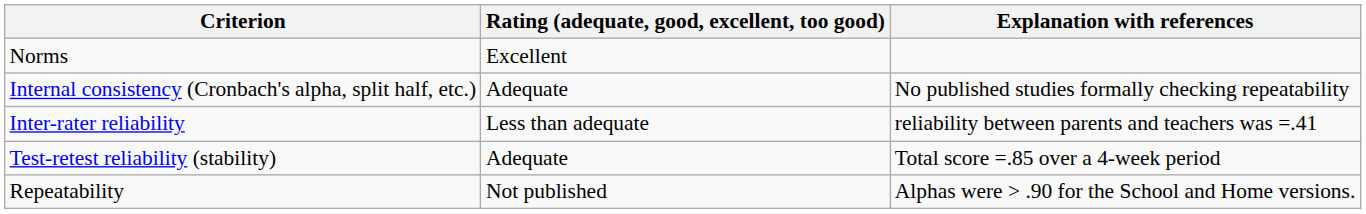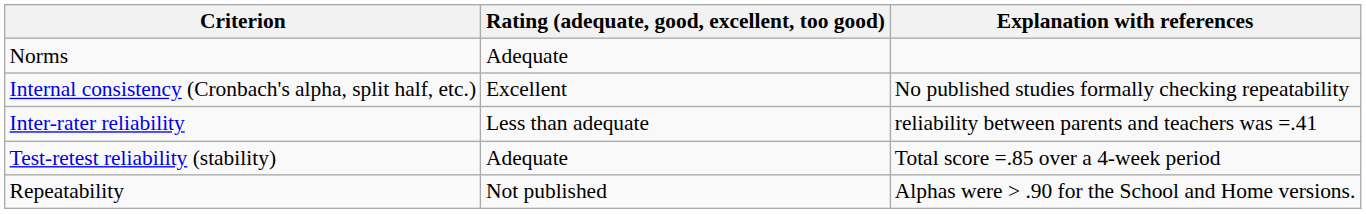(526, 55) Excellent -> (527, 55) Adequate
(527, 89) Adequate -> (526, 89) Excellent
